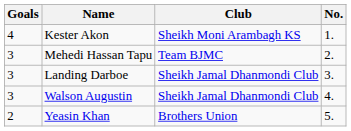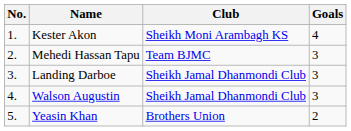columns swapped: (334, 14) <-> (23, 14)
